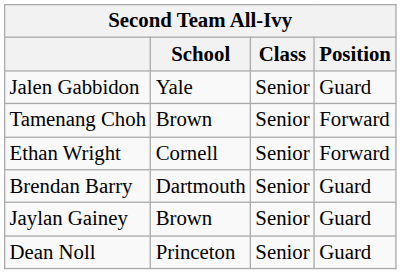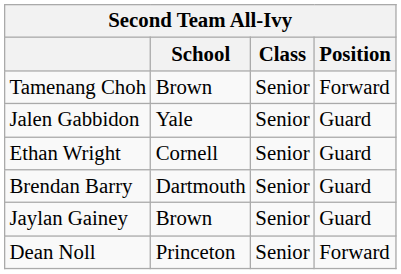rows swapped: (78, 119) <-> (74, 86)
(354, 152) Forward -> (345, 152) Guard
(345, 251) Guard -> (354, 251) Forward
